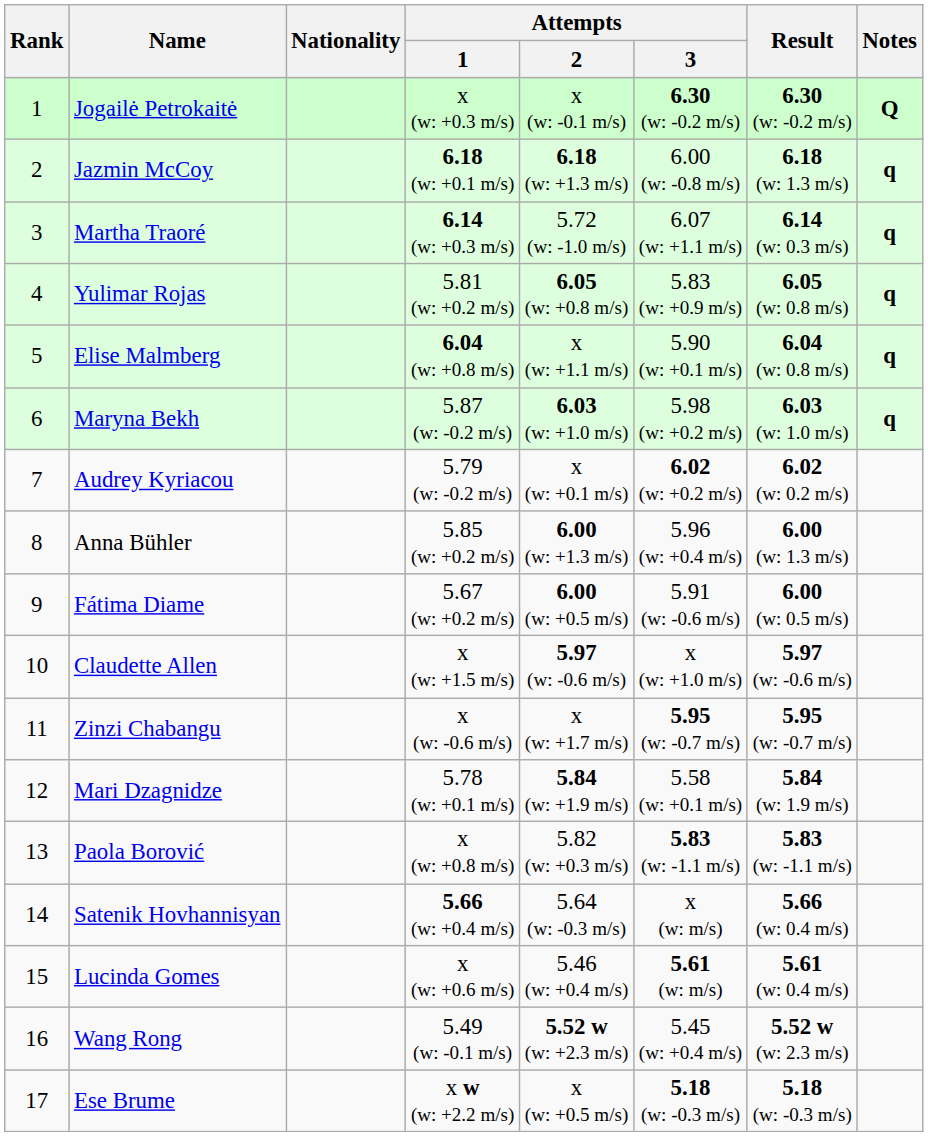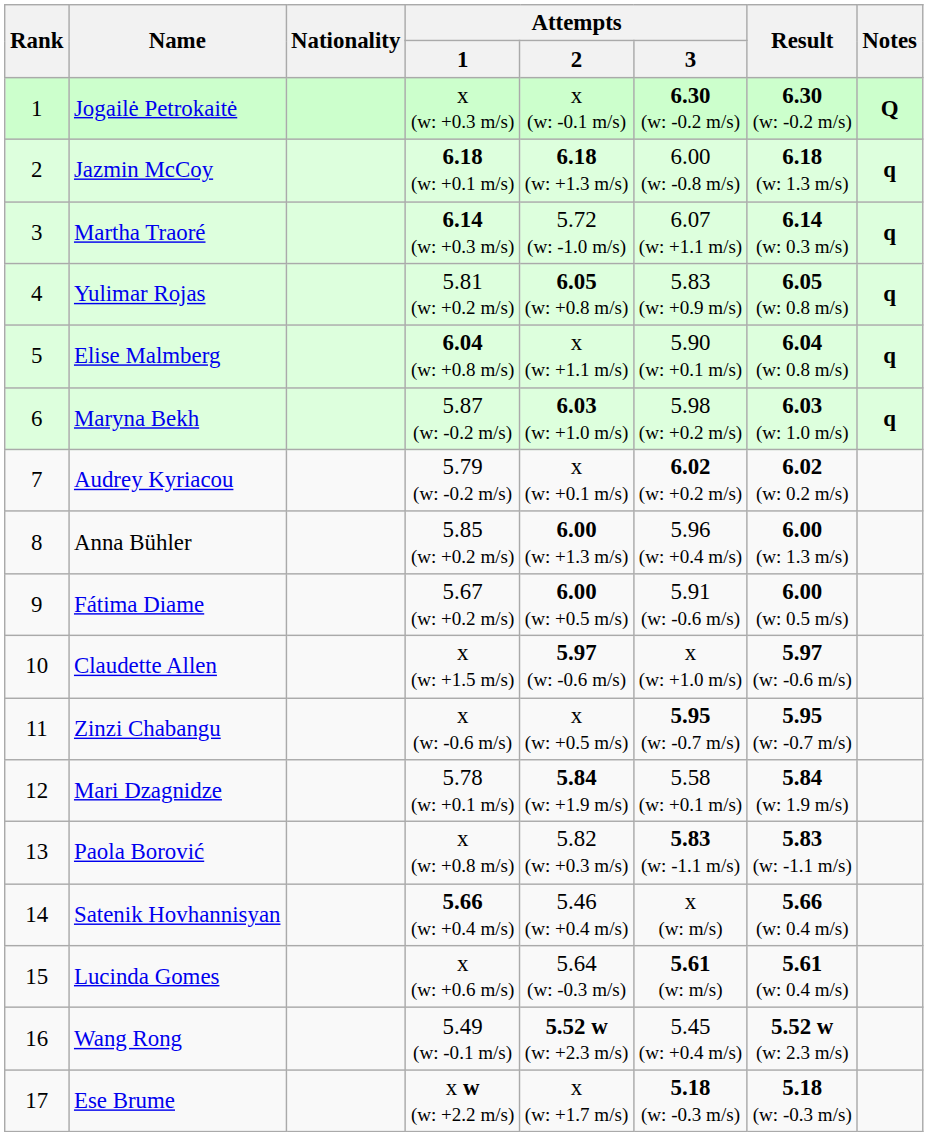(577, 728) x (w: +1.7 m/s) -> (577, 728) x (w: +0.5 m/s)
(577, 914) 5.64 (w: -0.3 m/s) -> (577, 914) 5.46 (w: +0.4 m/s)
(577, 976) 5.46 (w: +0.4 m/s) -> (577, 976) 5.64 (w: -0.3 m/s)
(577, 1100) x (w: +0.5 m/s) -> (577, 1100) x (w: +1.7 m/s)
